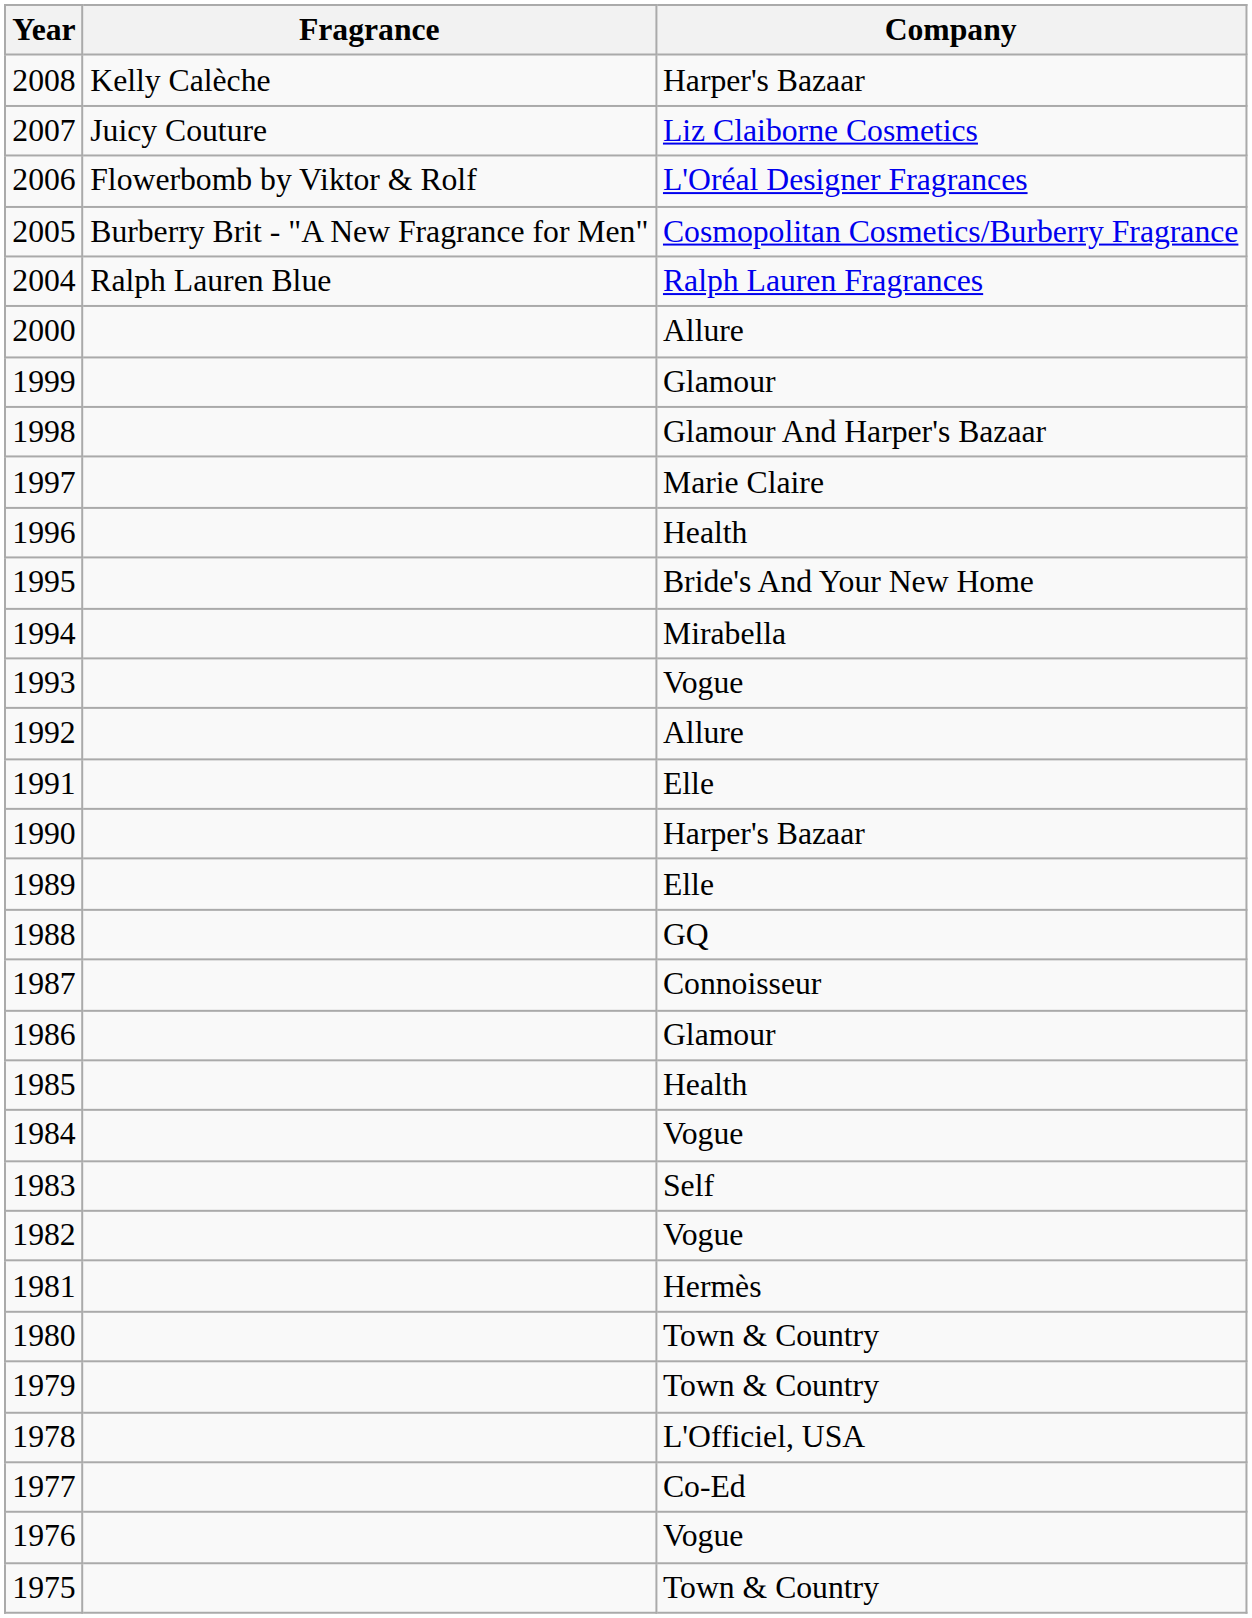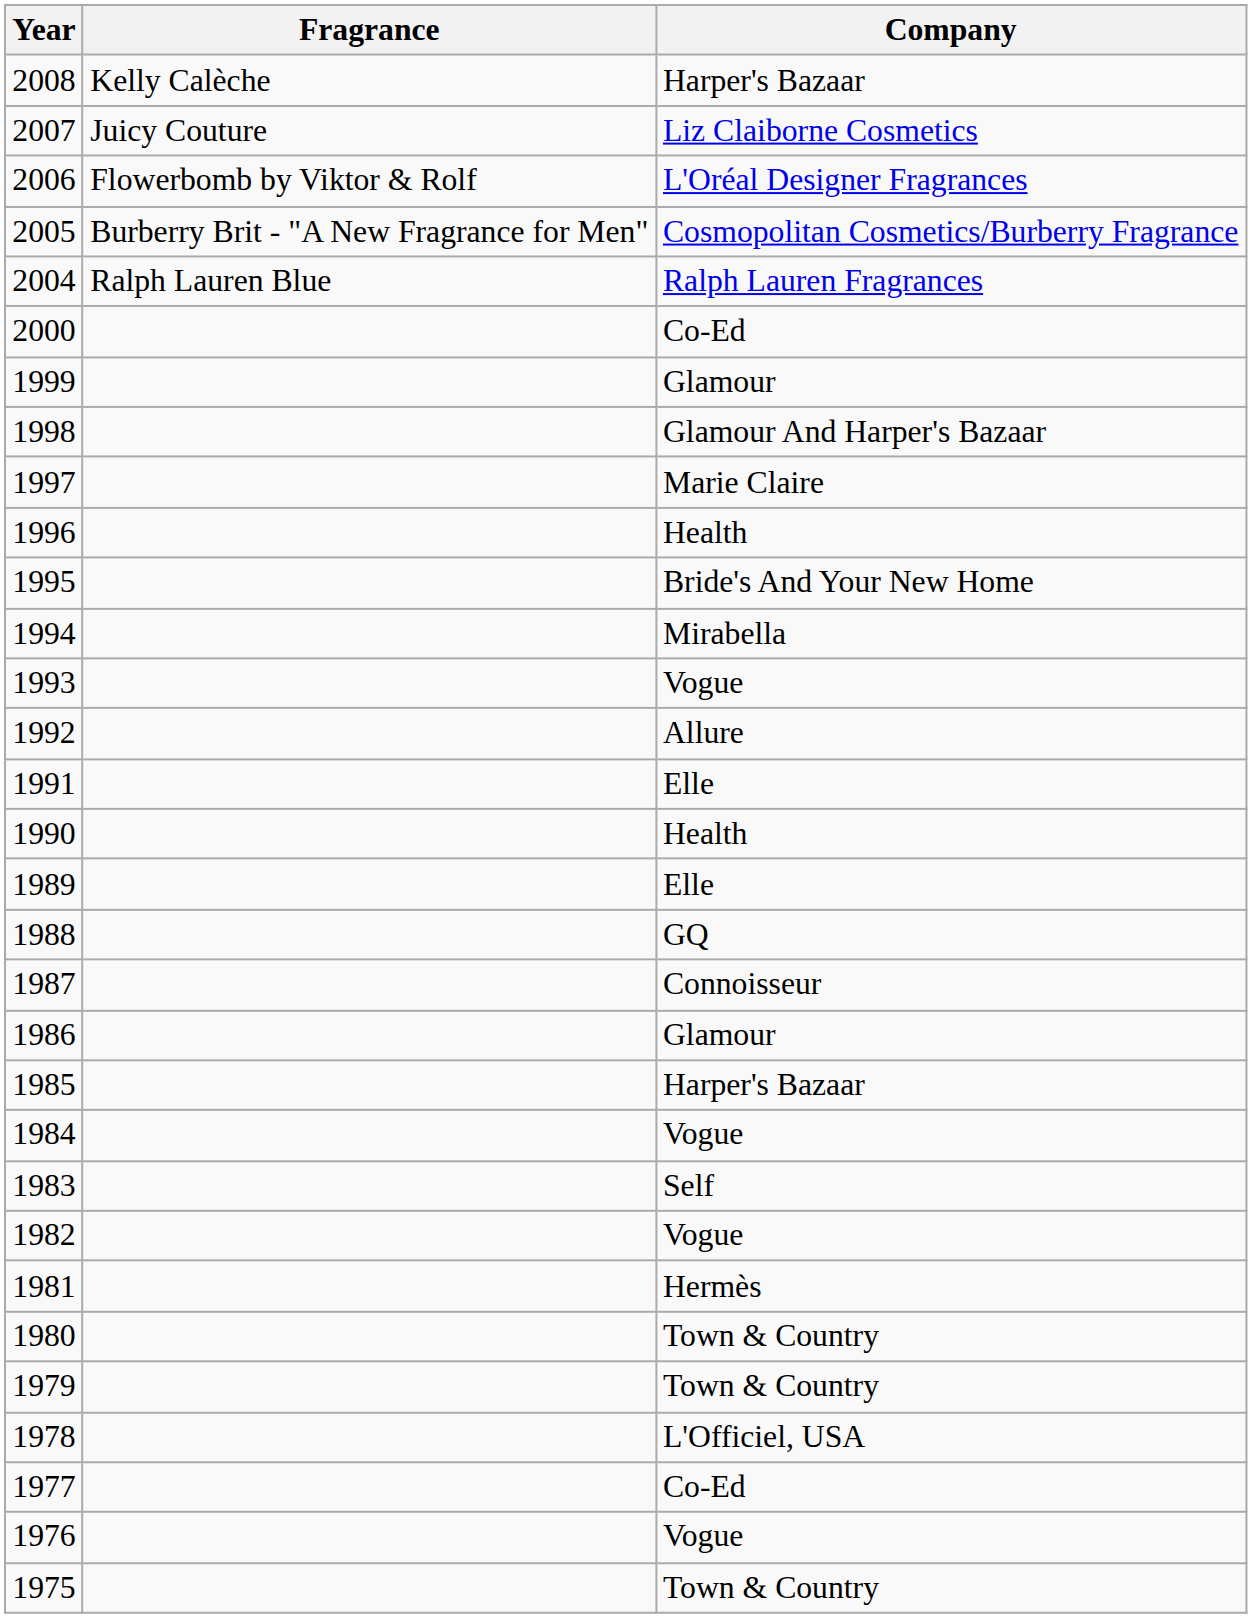(703, 331) Allure -> (704, 331) Co-Ed
(764, 833) Harper's Bazaar -> (705, 833) Health
(705, 1084) Health -> (764, 1084) Harper's Bazaar
